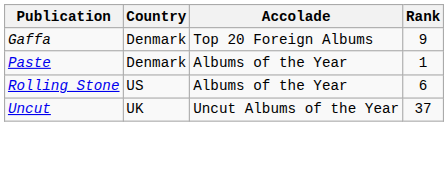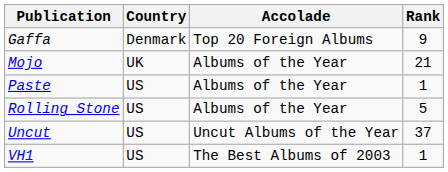+ row: (25, 63)
(156, 63) Denmark -> (135, 86) US
(423, 86) 6 -> (423, 109) 5
(135, 109) UK -> (135, 133) US
+ row: (21, 156)
